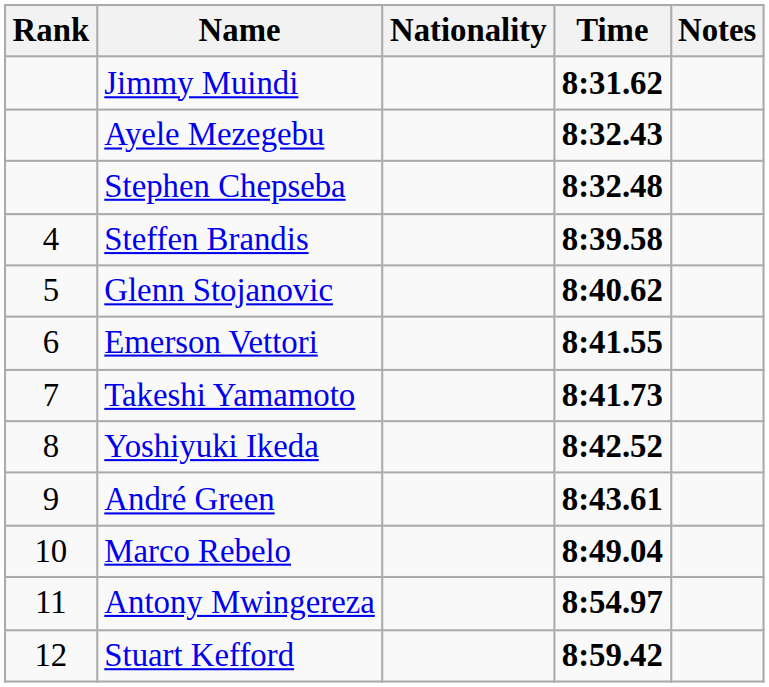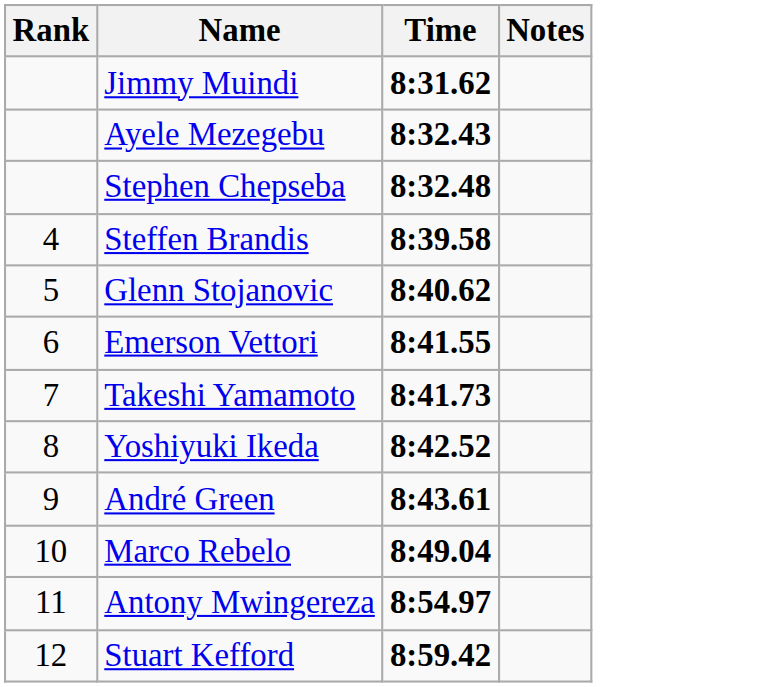- column: (468, 30)
